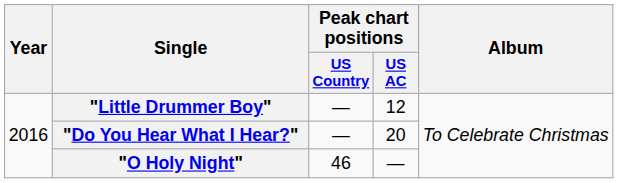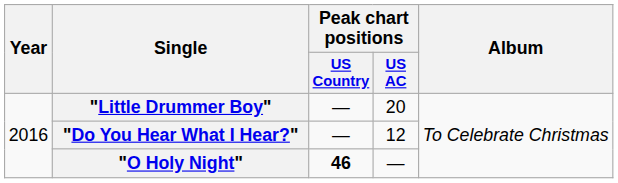(396, 107) 12 -> (396, 107) 20
(396, 135) 20 -> (396, 135) 12
(341, 163) normal -> (341, 163) bold
